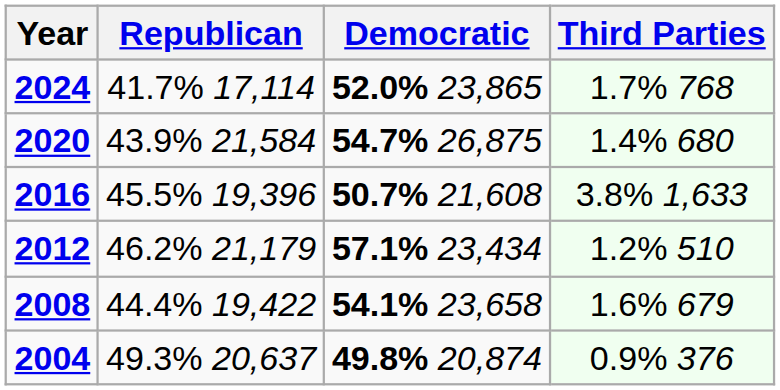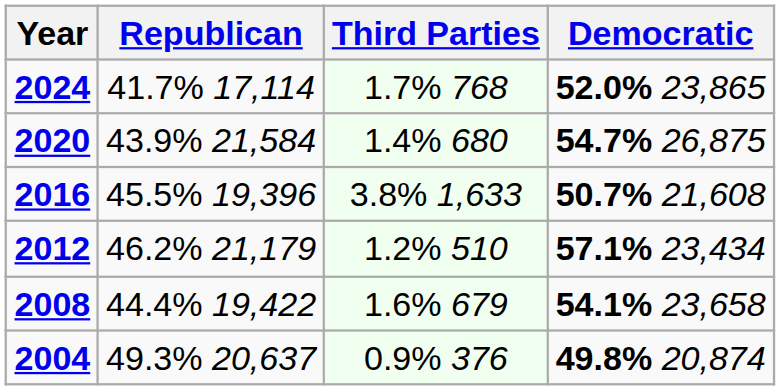columns swapped: (437, 33) <-> (662, 33)
